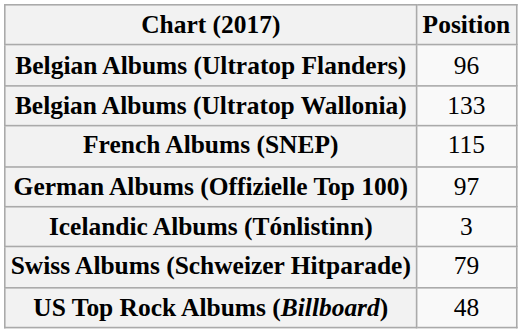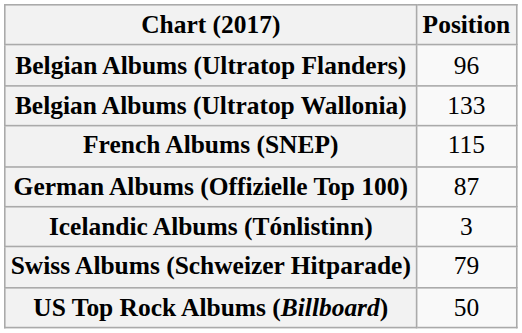(466, 186) 97 -> (466, 186) 87
(466, 307) 48 -> (466, 307) 50
